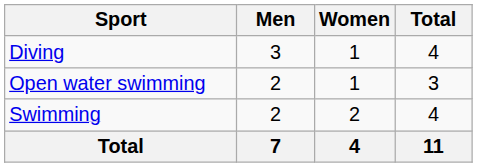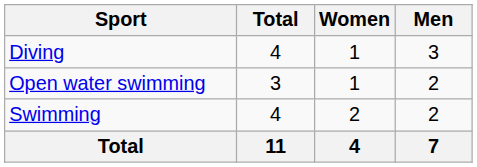columns swapped: (276, 20) <-> (433, 20)
